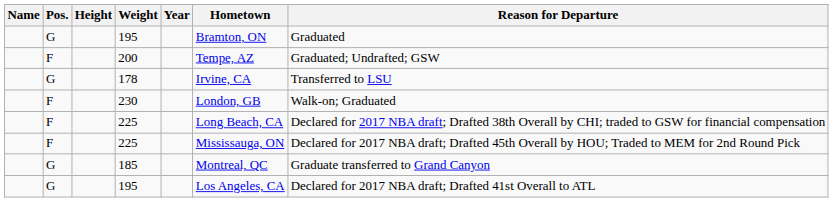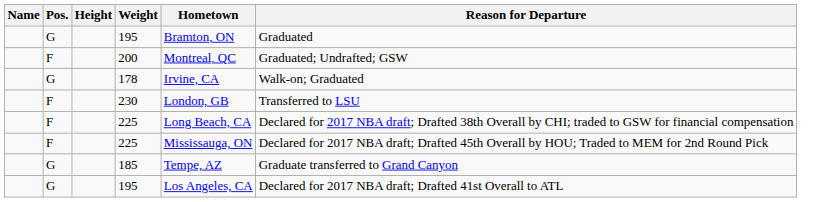- column: (177, 15)
(225, 58) Tempe, AZ -> (200, 58) Montreal, QC
(341, 79) Transferred to LSU -> (311, 79) Walk-on; Graduated
(343, 101) Walk-on; Graduated -> (309, 101) Transferred to LSU
(232, 165) Montreal, QC -> (193, 165) Tempe, AZ
